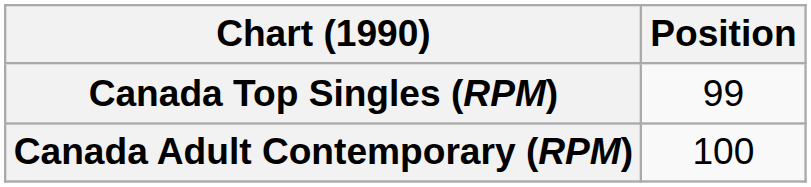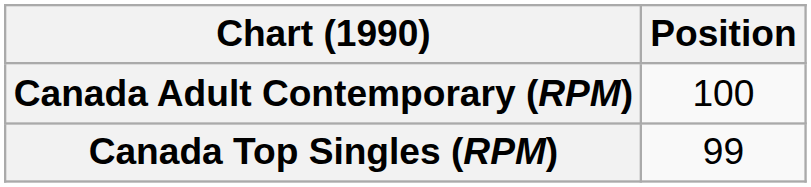rows swapped: (323, 92) <-> (323, 151)
